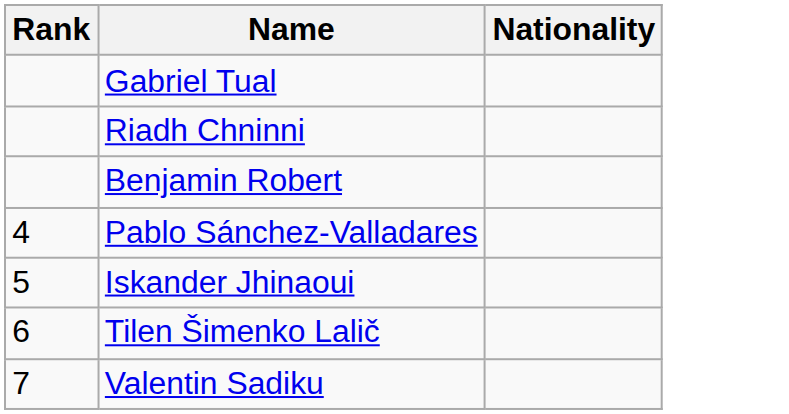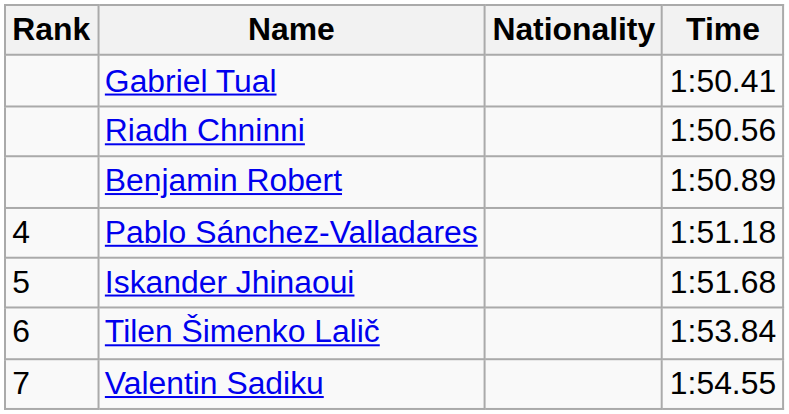+ column: (723, 29)
